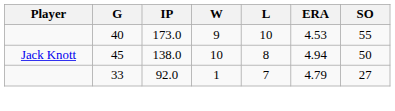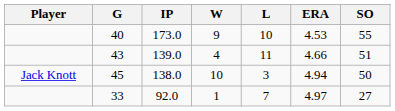+ row: (117, 55)
(266, 55) 8 -> (266, 75) 3
(316, 75) 4.79 -> (316, 95) 4.97
